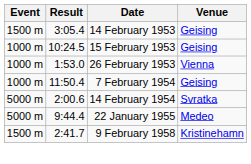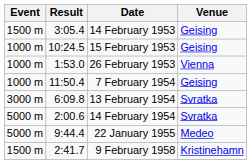+ row: (132, 99)
